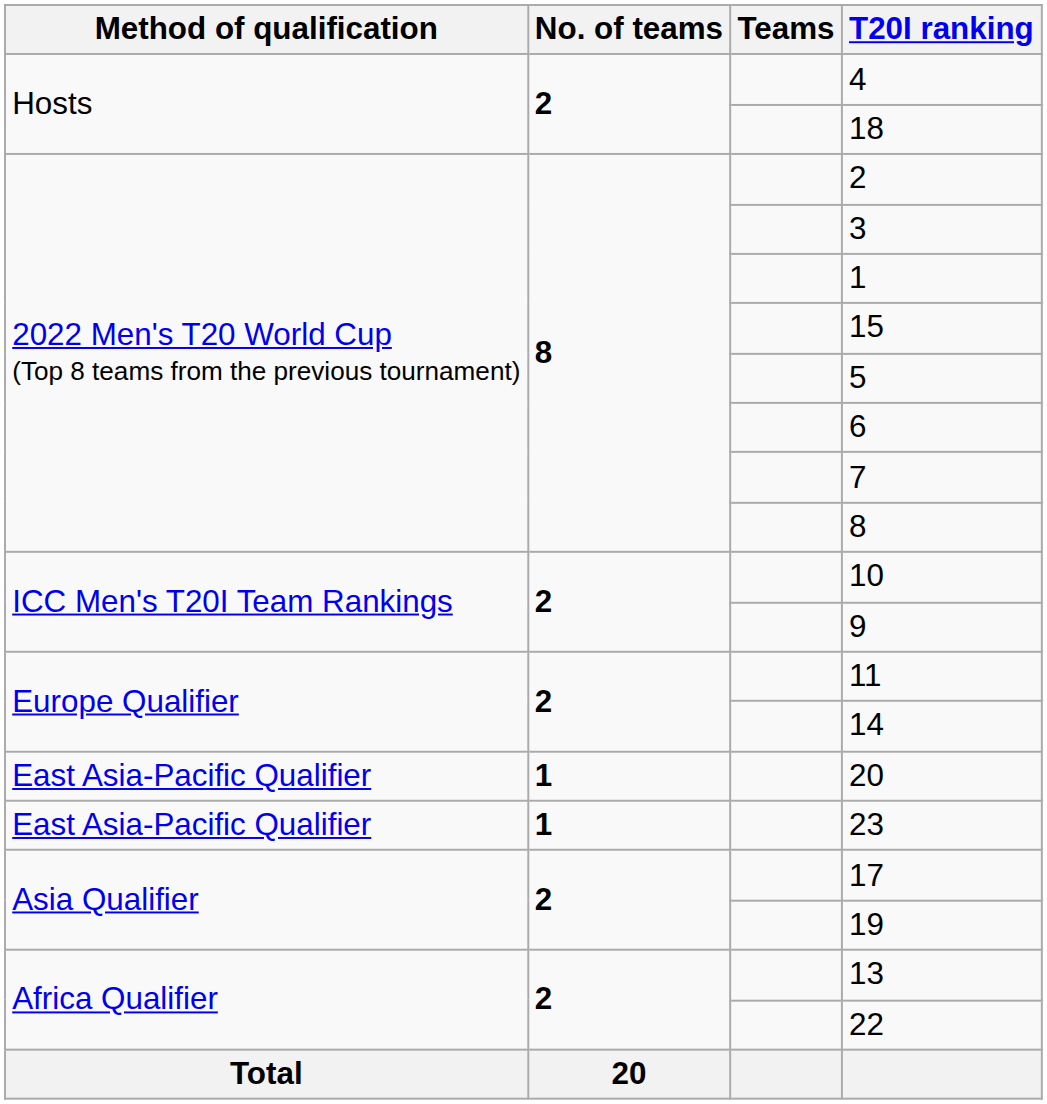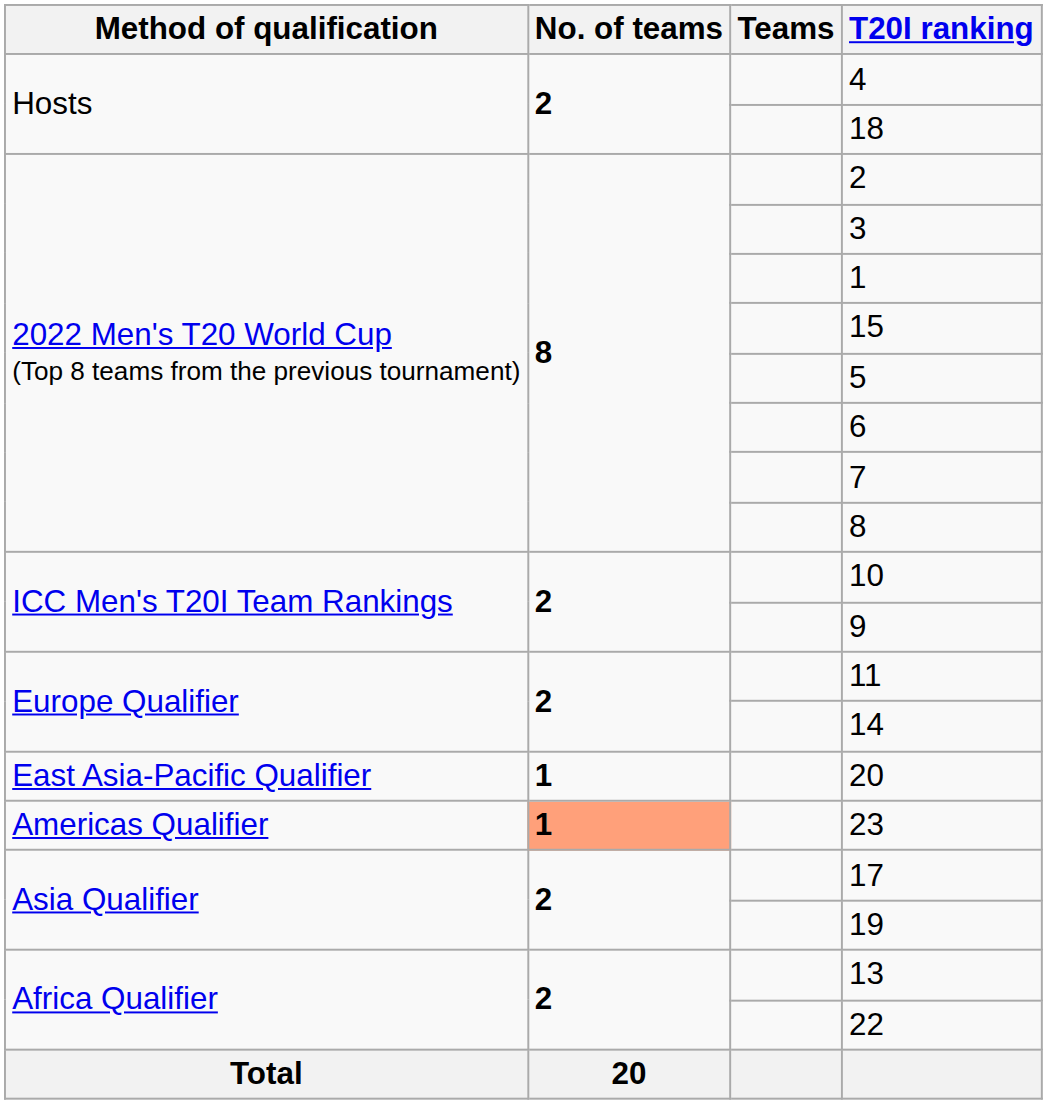(192, 825) East Asia-Pacific Qualifier -> (140, 825) Americas Qualifier
(544, 825) no background -> (544, 825) lightsalmon background
